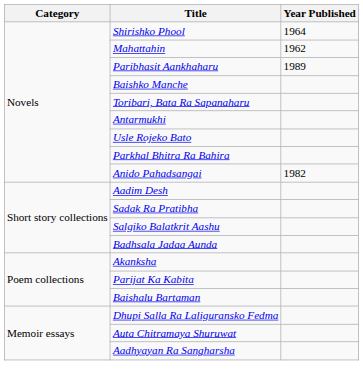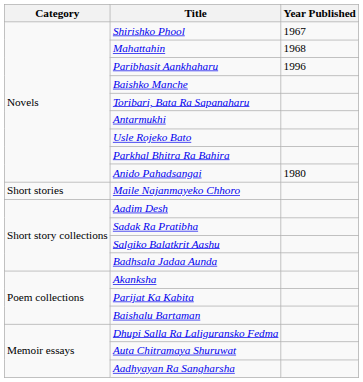(295, 31) 1964 -> (295, 31) 1967
(295, 48) 1962 -> (295, 48) 1968
(295, 66) 1989 -> (295, 66) 1996
(295, 173) 1982 -> (295, 173) 1980
+ row: (176, 191)
